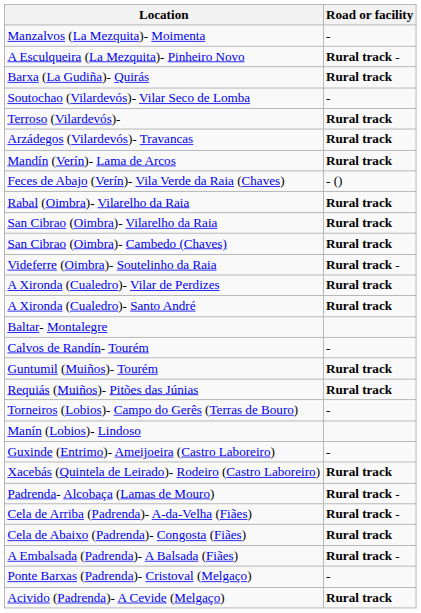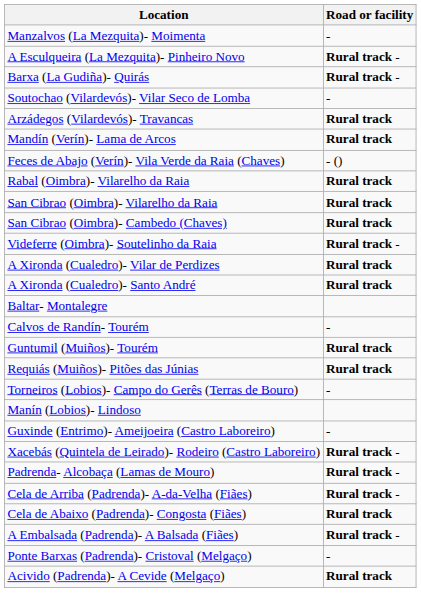(359, 77) Rural track -> (363, 77) Rural track -
- row: (64, 118)
(359, 472) Rural track -> (363, 451) Rural track -
